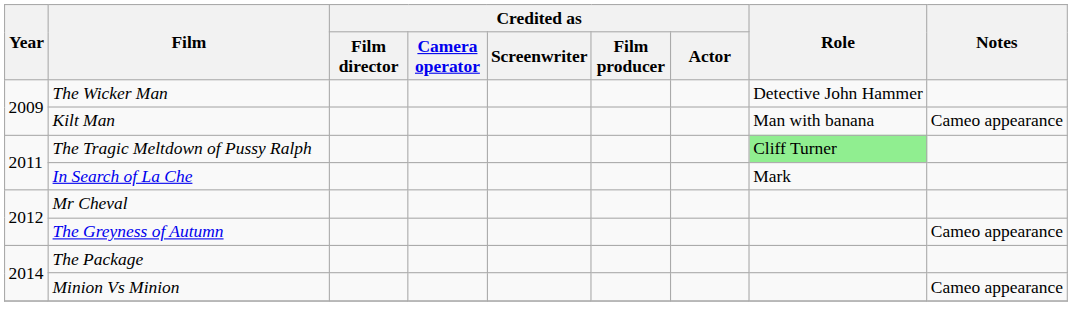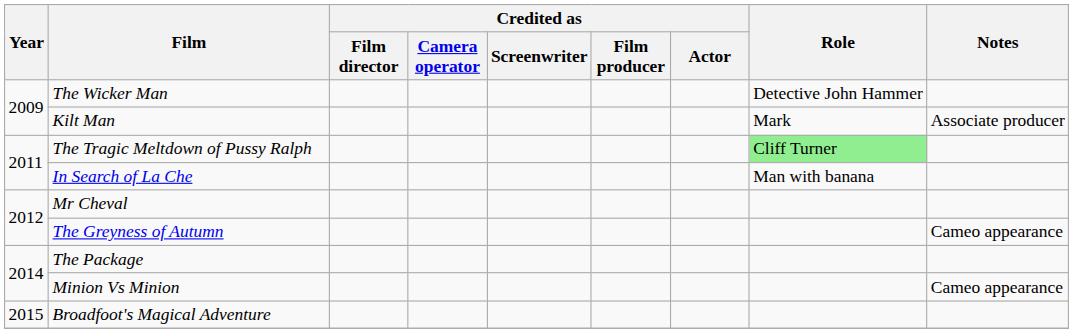(814, 120) Man with banana -> (772, 120) Mark
(997, 120) Cameo appearance -> (998, 120) Associate producer
(772, 176) Mark -> (814, 176) Man with banana
+ row: (162, 314)
